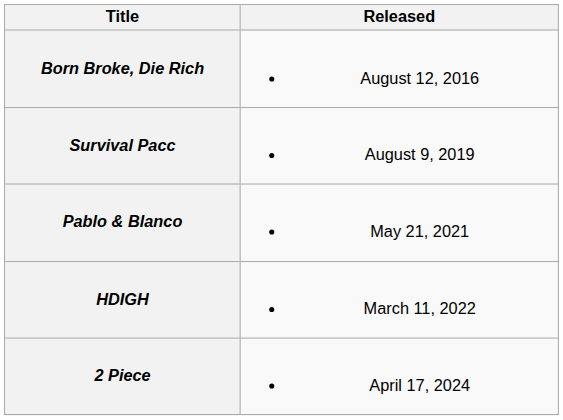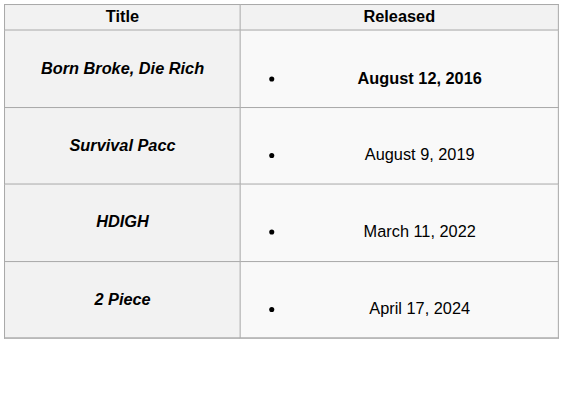(399, 78) normal -> (399, 78) bold
- row: (123, 222)
